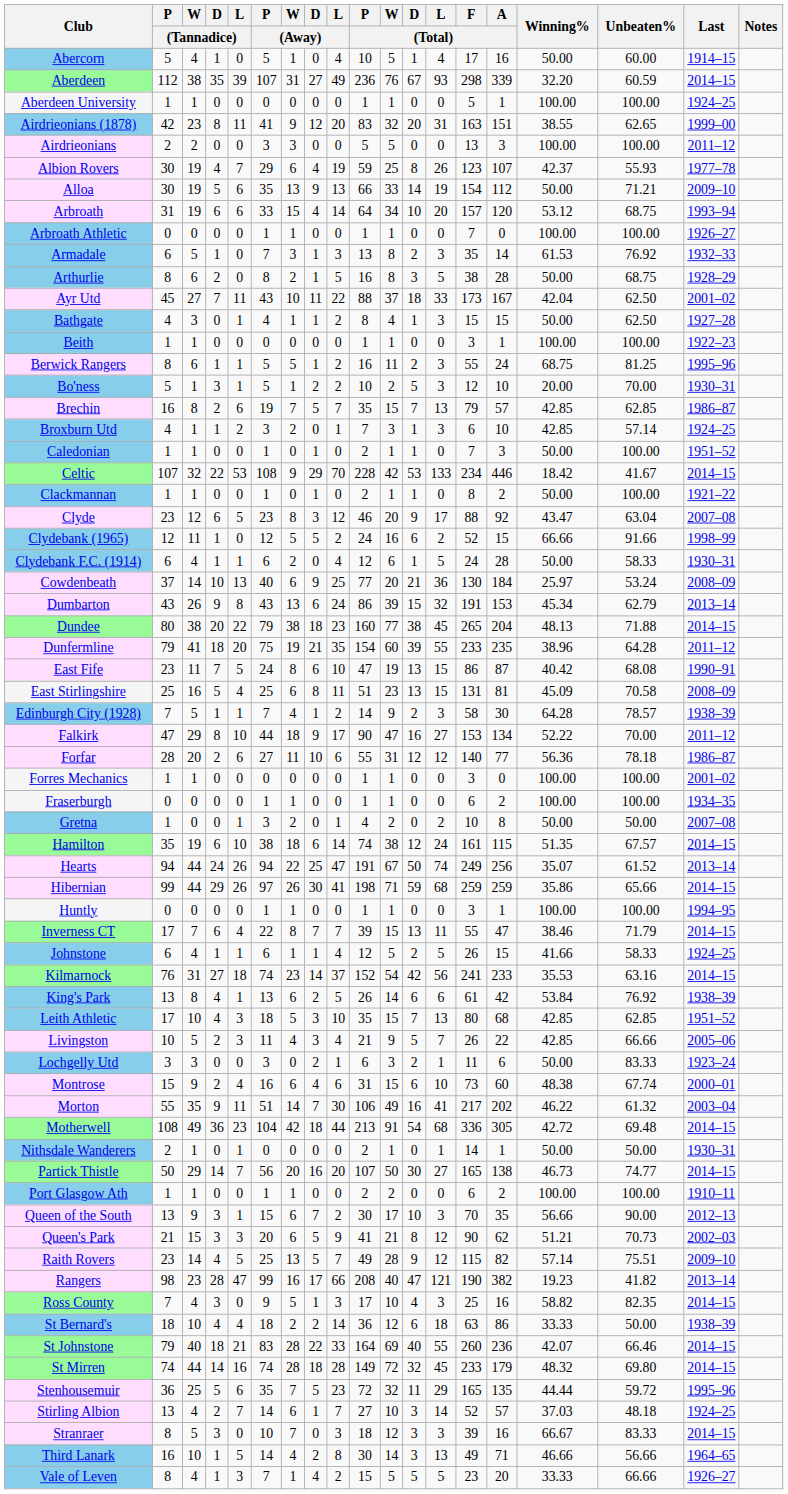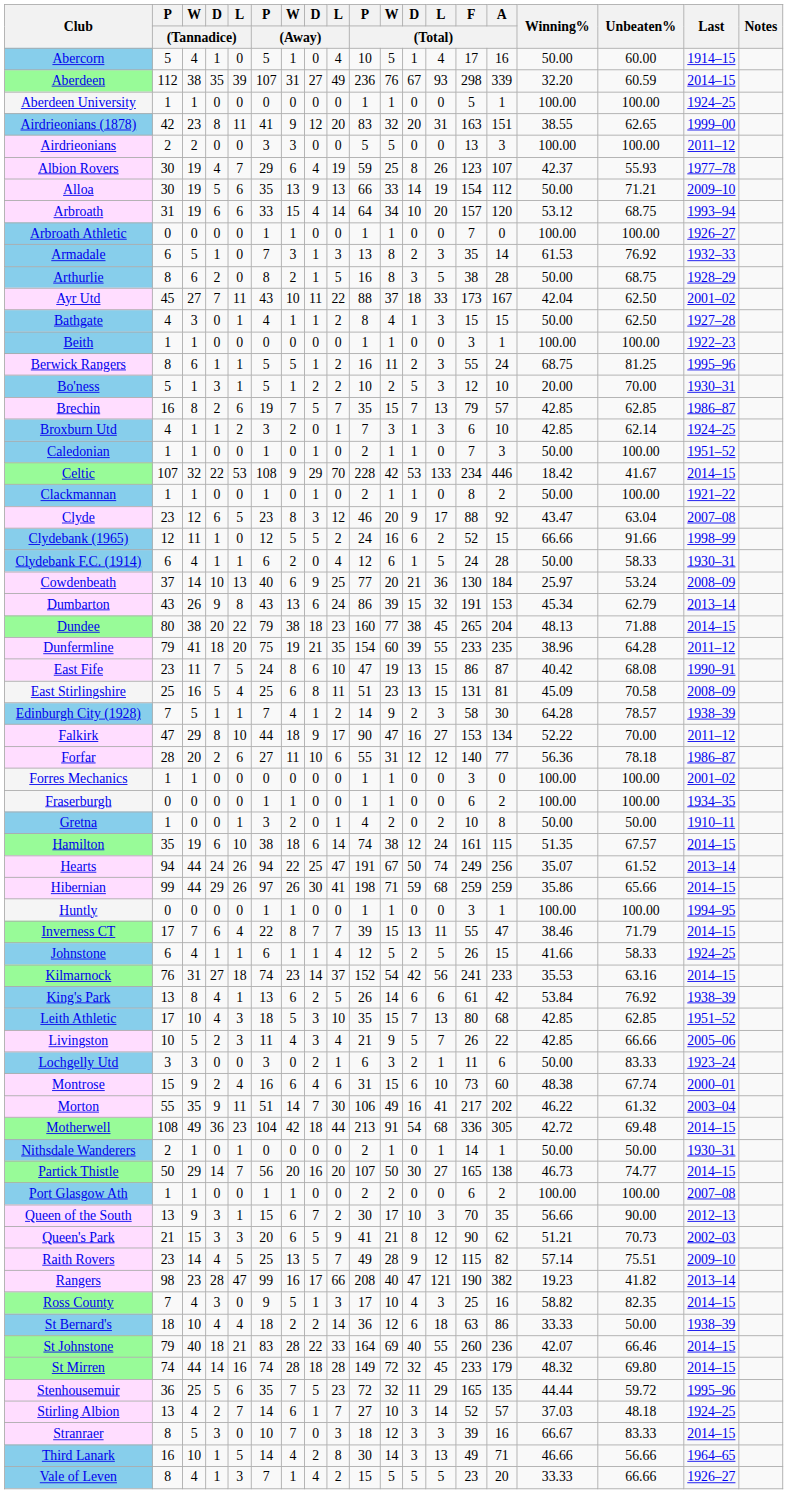(641, 430) 57.14 -> (641, 430) 62.14
(711, 822) 2007–08 -> (711, 822) 1910–11
(711, 1193) 1910–11 -> (711, 1193) 2007–08
